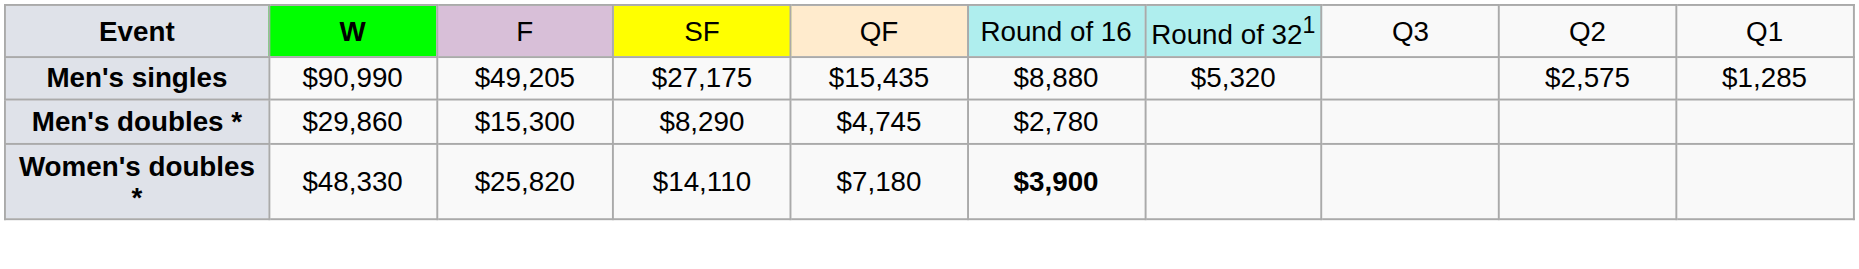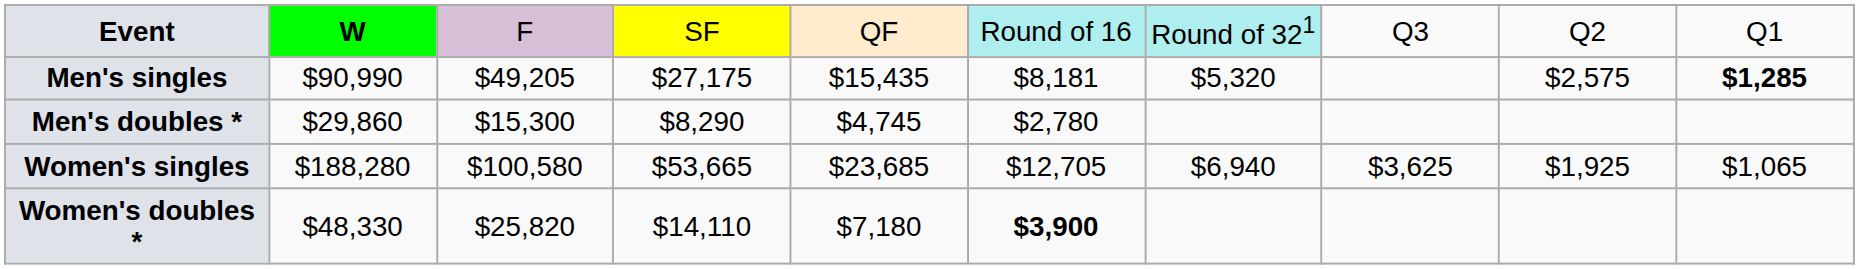(1056, 79) $8,880 -> (1056, 79) $8,181
(1765, 79) normal -> (1765, 79) bold
+ row: (137, 166)
